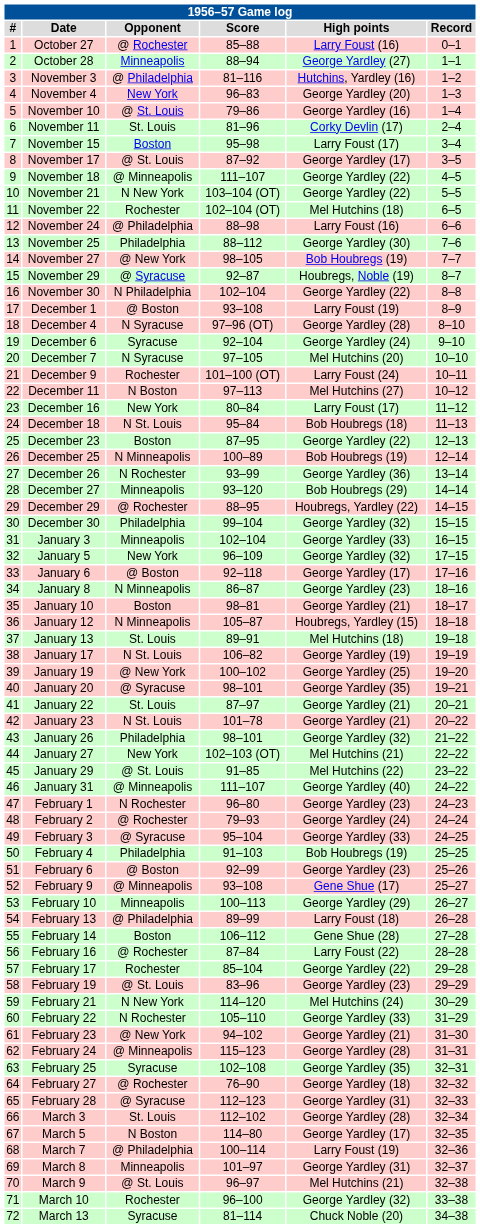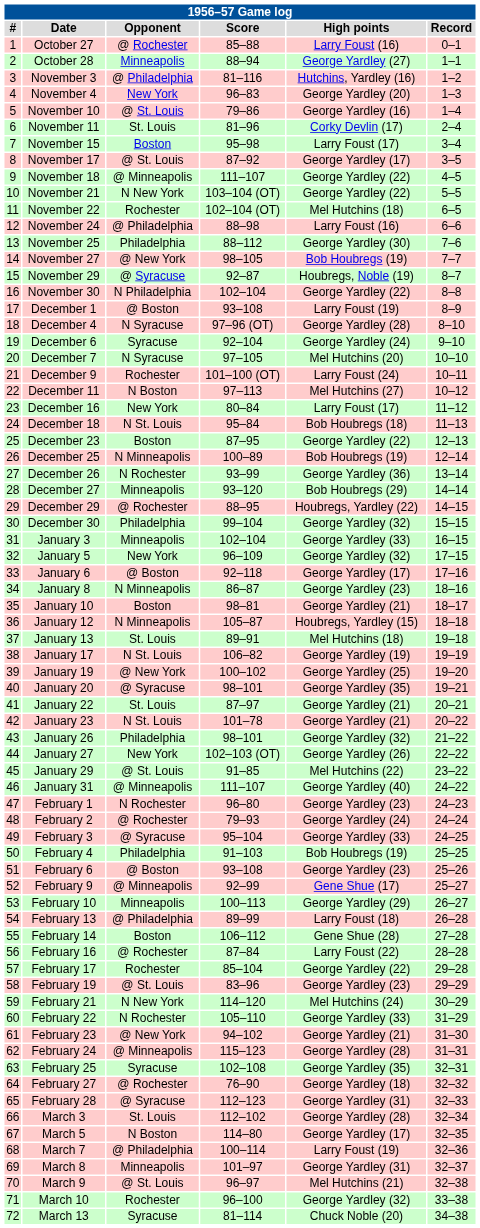(356, 754) Mel Hutchins (21) -> (356, 754) George Yardley (26)
(243, 870) 92–99 -> (243, 870) 93–108
(243, 886) 93–108 -> (243, 886) 92–99
